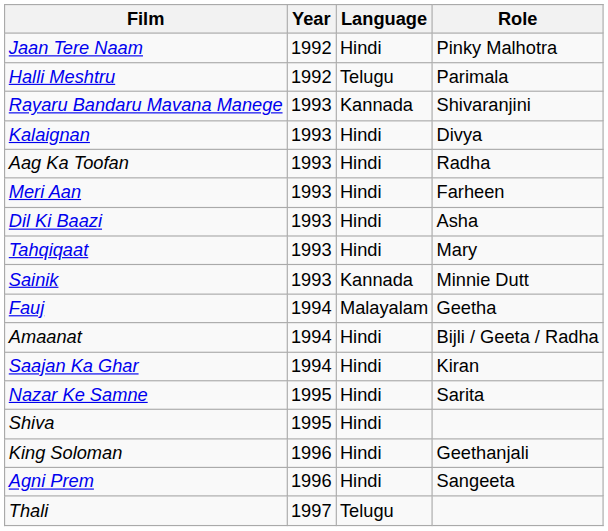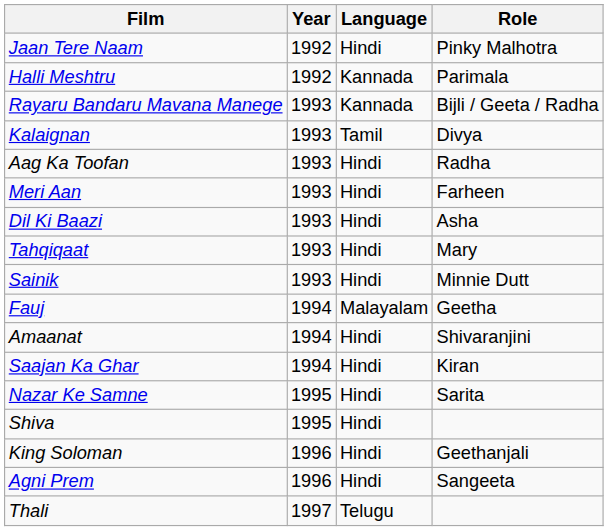(367, 76) Telugu -> (376, 76) Kannada
(484, 105) Shivaranjini -> (518, 105) Bijli / Geeta / Radha
(361, 134) Hindi -> (361, 134) Tamil
(376, 279) Kannada -> (361, 279) Hindi
(518, 337) Bijli / Geeta / Radha -> (484, 337) Shivaranjini
